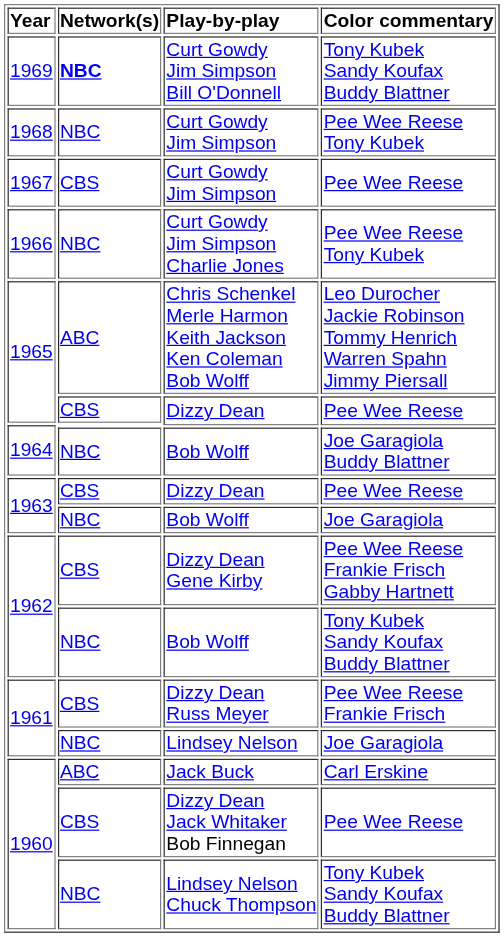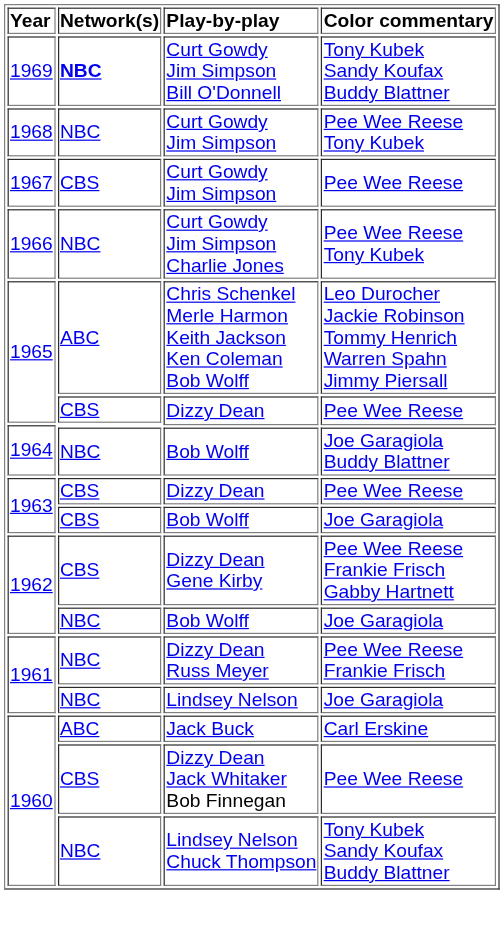(80, 519) NBC -> (80, 519) CBS
(387, 642) Tony Kubek Sandy Koufax Buddy Blattner -> (383, 620) Joe Garagiola
(80, 703) CBS -> (80, 660) NBC
